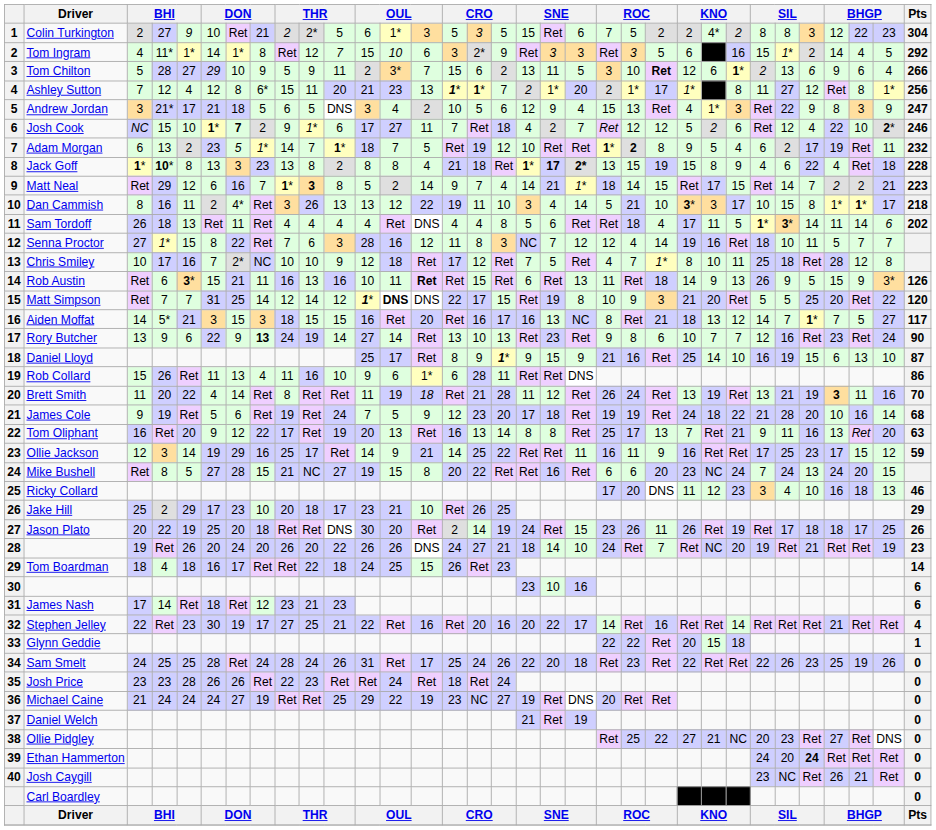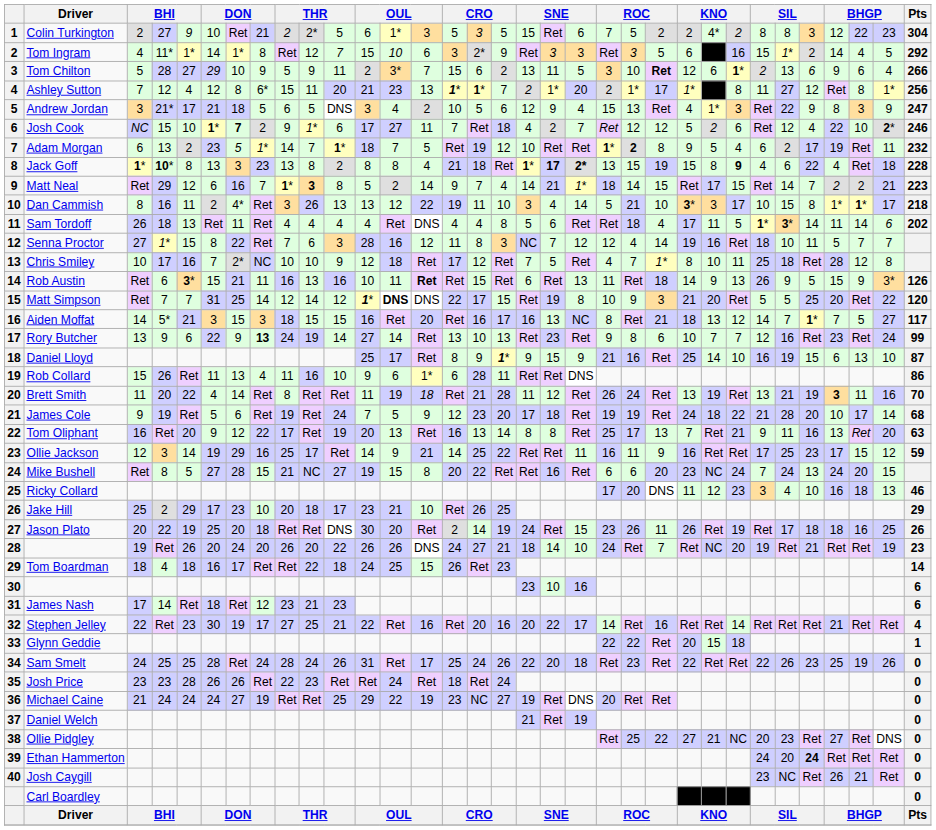(738, 166) normal -> (738, 166) bold
(918, 338) 90 -> (918, 338) 99
(861, 414) 16 -> (861, 414) 17
(861, 529) 17 -> (861, 529) 16
